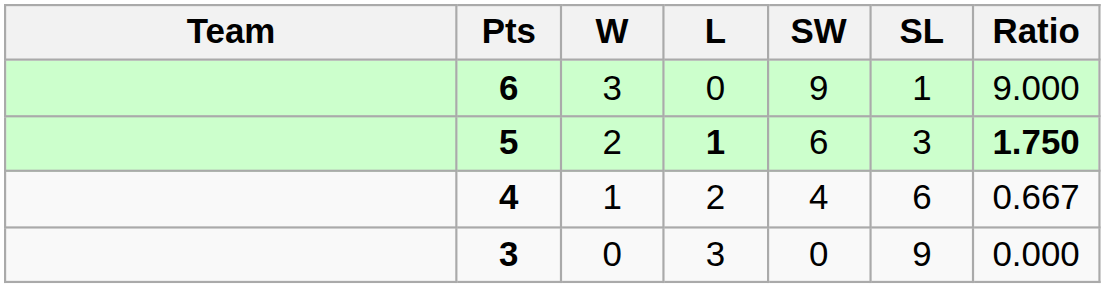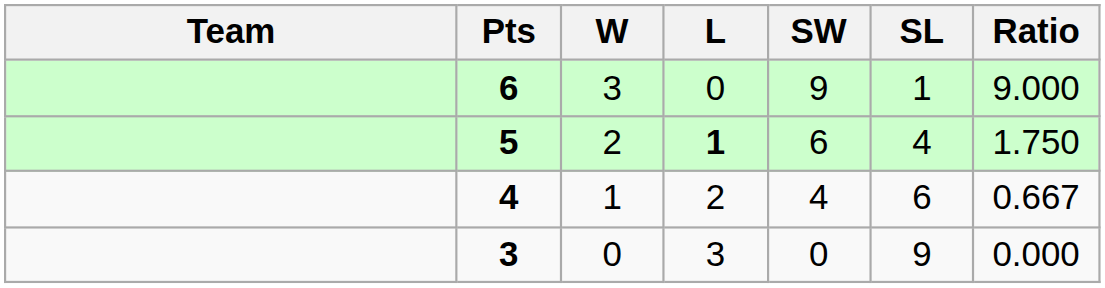(922, 142) 3 -> (922, 142) 4
(1036, 142) bold -> (1036, 142) normal
